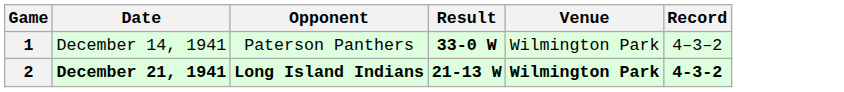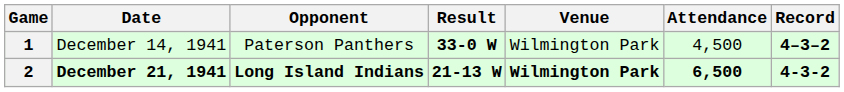+ column: (717, 18)
(697, 45) normal -> (805, 45) bold
